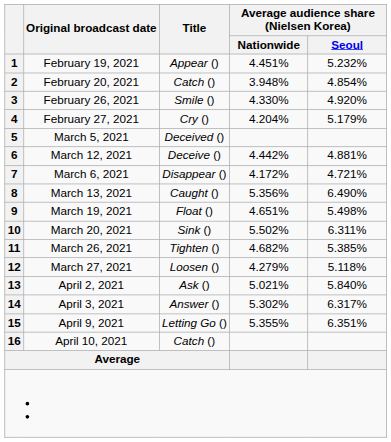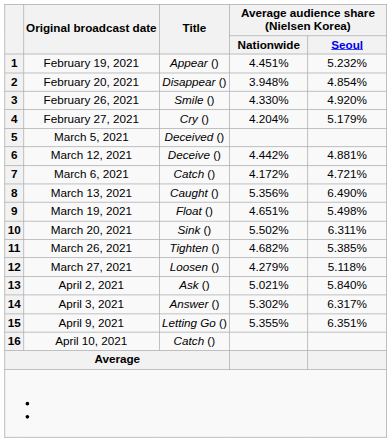(194, 82) Catch () -> (194, 82) Disappear ()
(194, 174) Disappear () -> (194, 174) Catch ()
